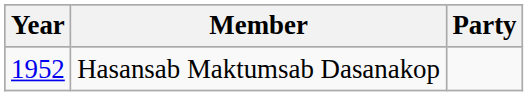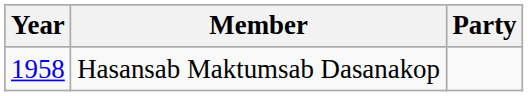(38, 68) 1952 -> (38, 68) 1958
